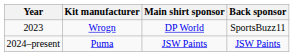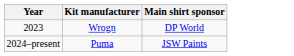- column: (258, 12)
